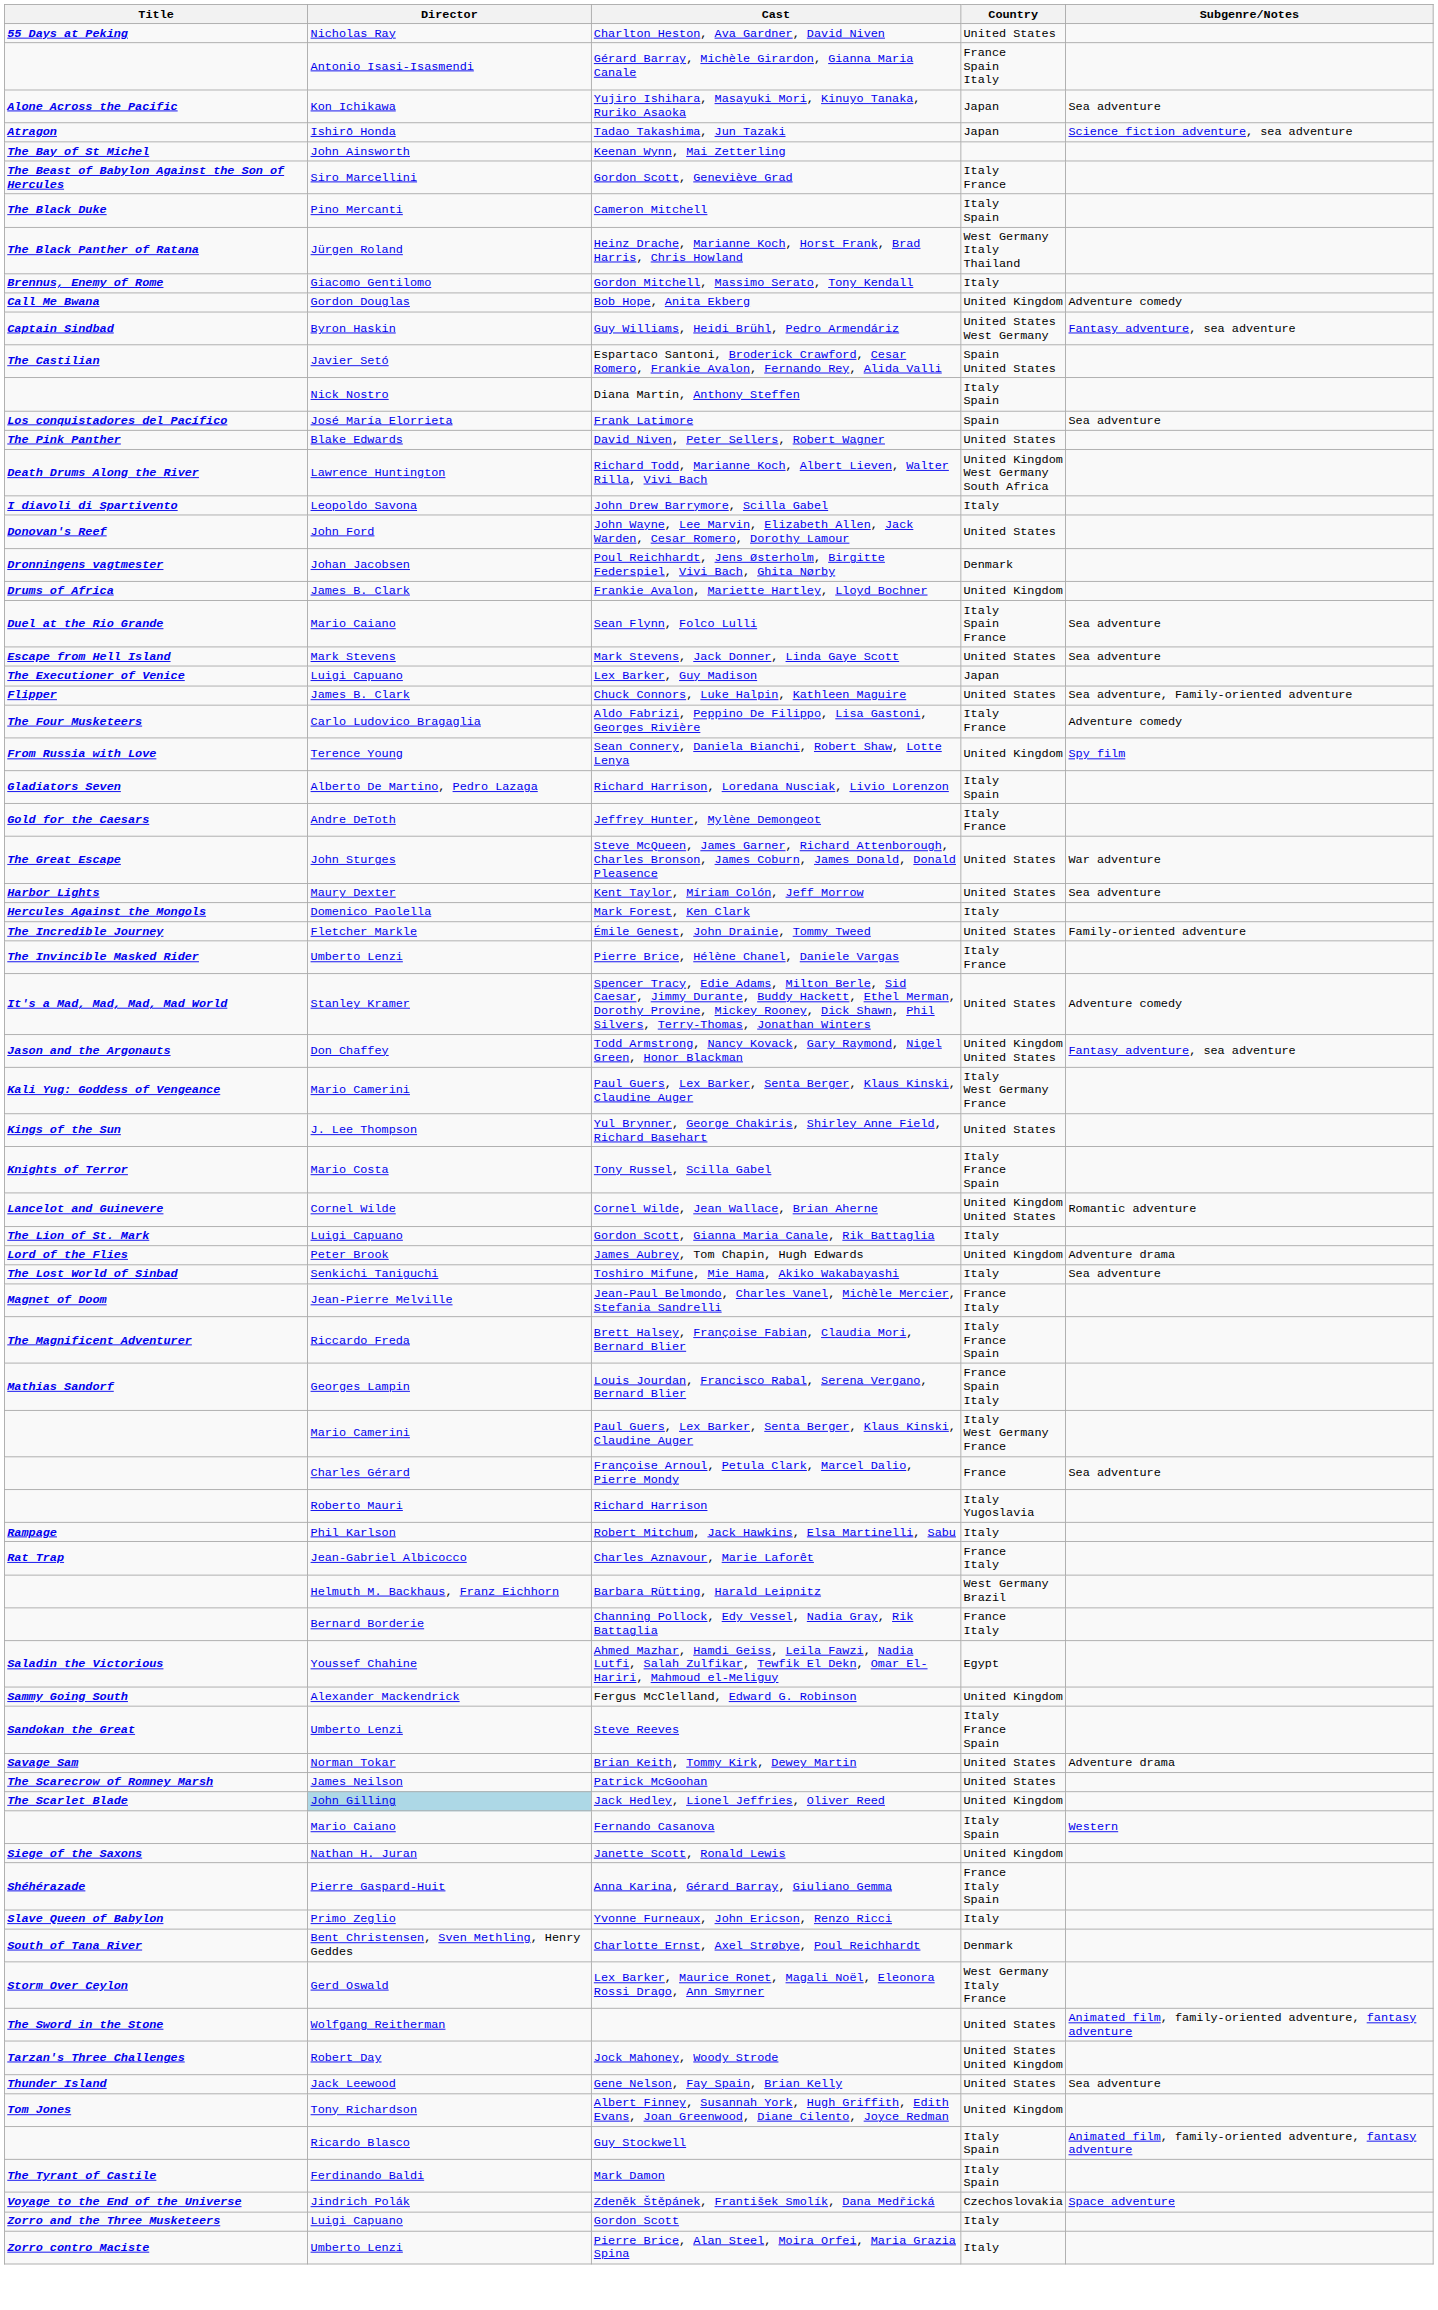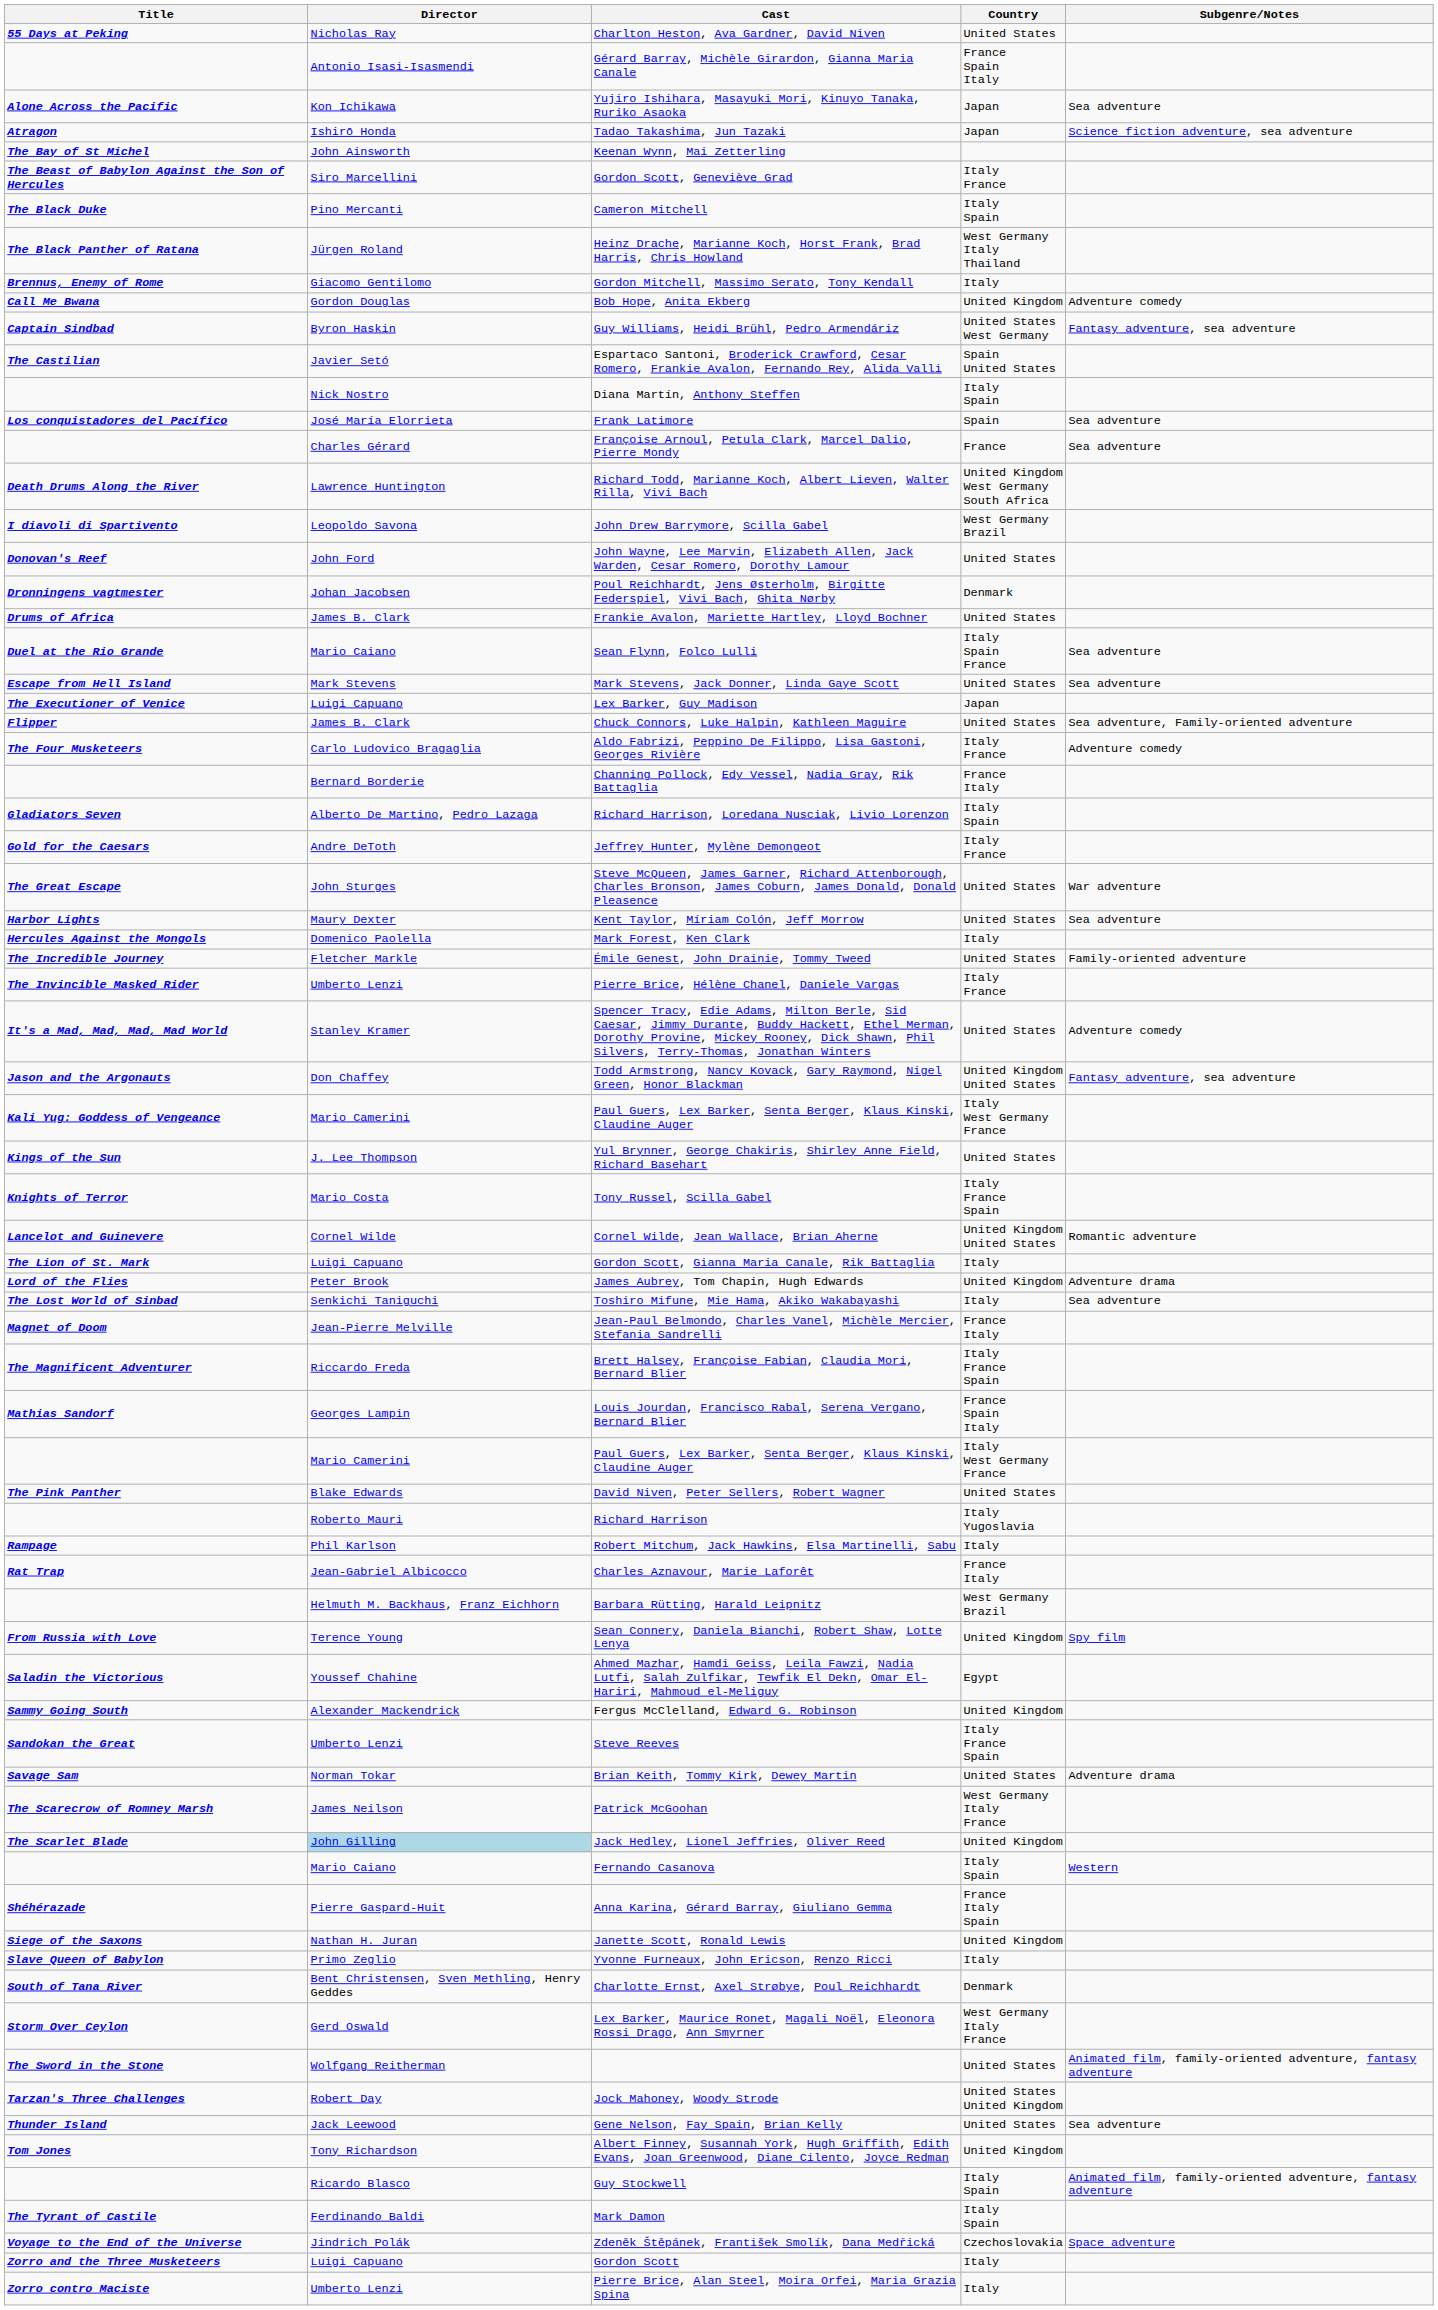rows swapped: (156, 1473) <-> (64, 440)
(981, 506) Italy -> (1006, 526) West Germany Brazil
(1013, 591) United Kingdom -> (1010, 618) United States
rows swapped: (82, 754) <-> (156, 1624)
(1010, 1782) United States -> (1006, 1809) West Germany Italy France
rows swapped: (46, 1886) <-> (75, 1853)
